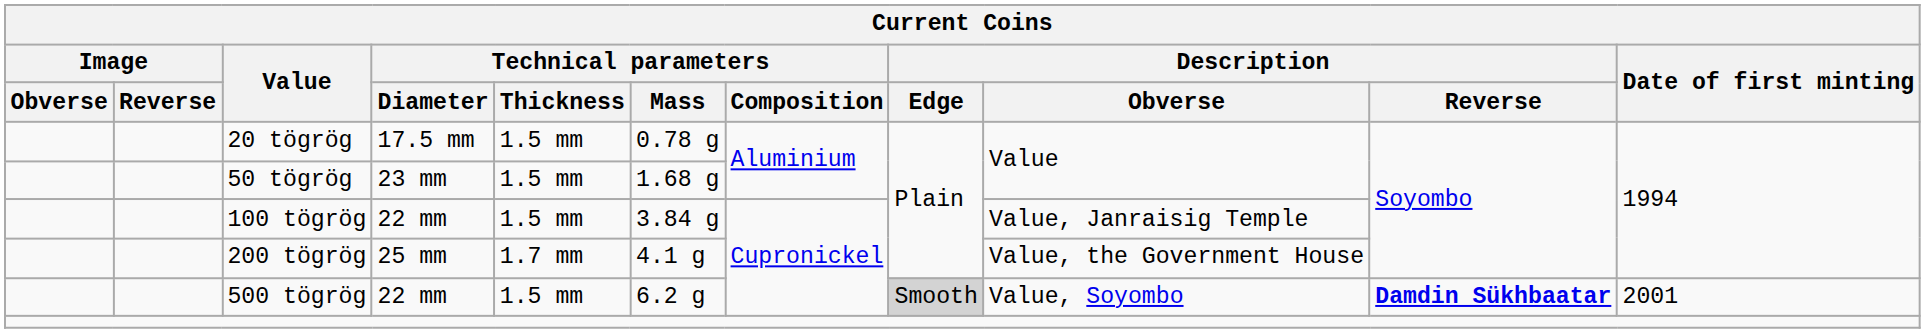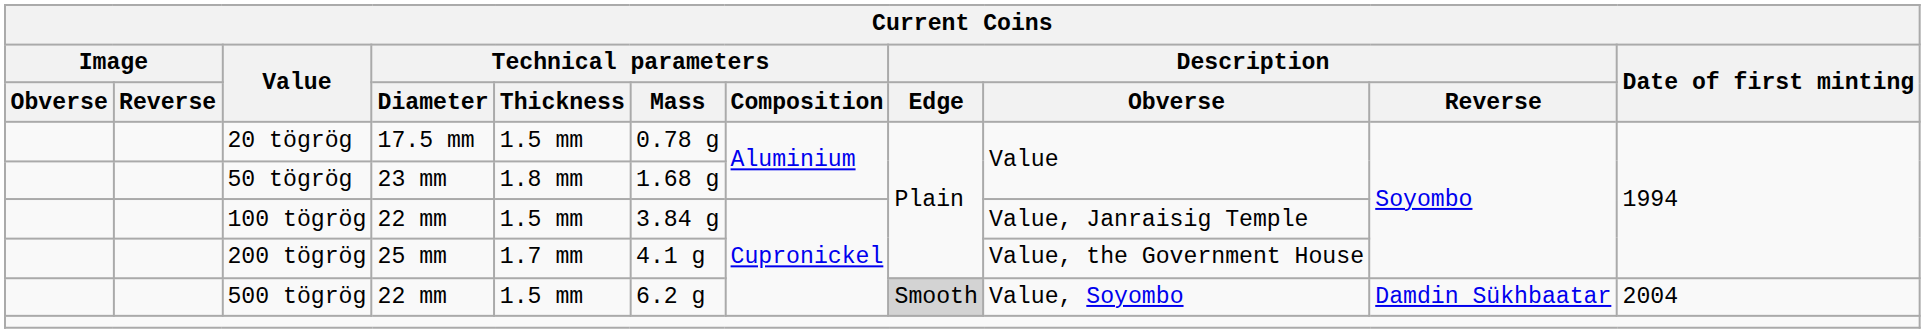(542, 180) 1.5 mm -> (542, 180) 1.8 mm
(1493, 297) bold -> (1493, 297) normal
(1650, 297) 2001 -> (1650, 297) 2004
